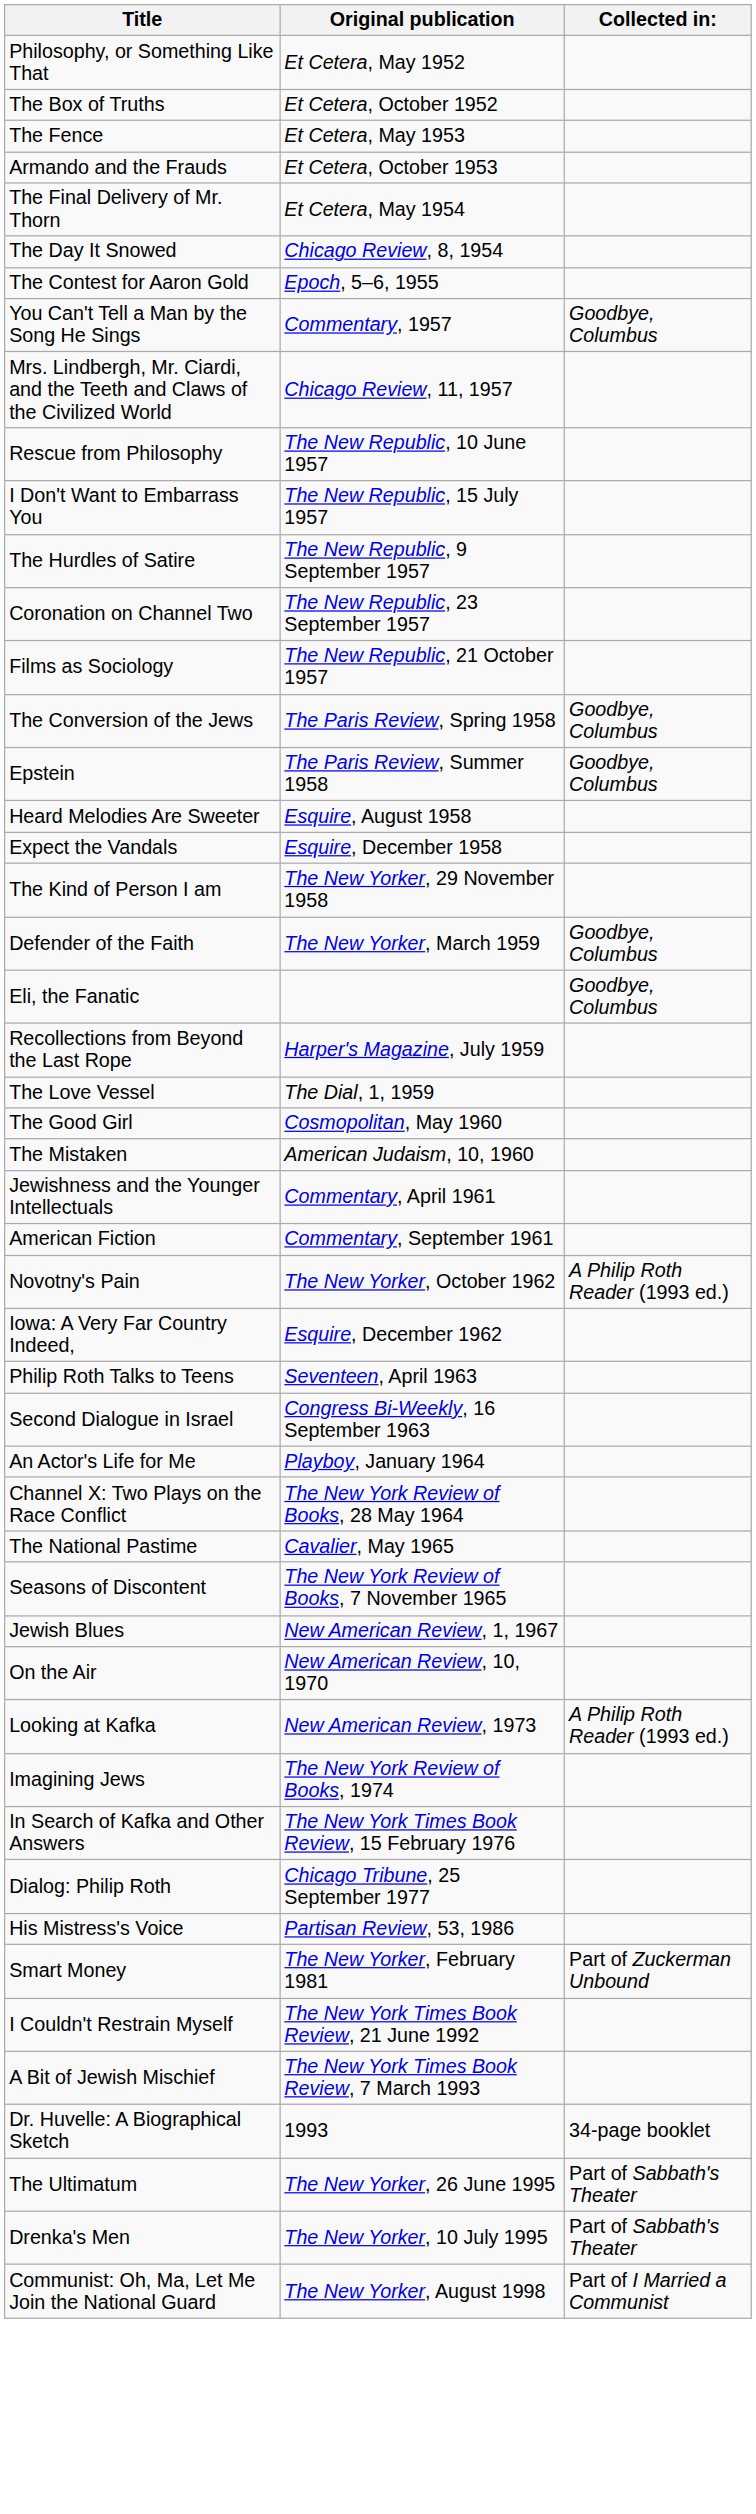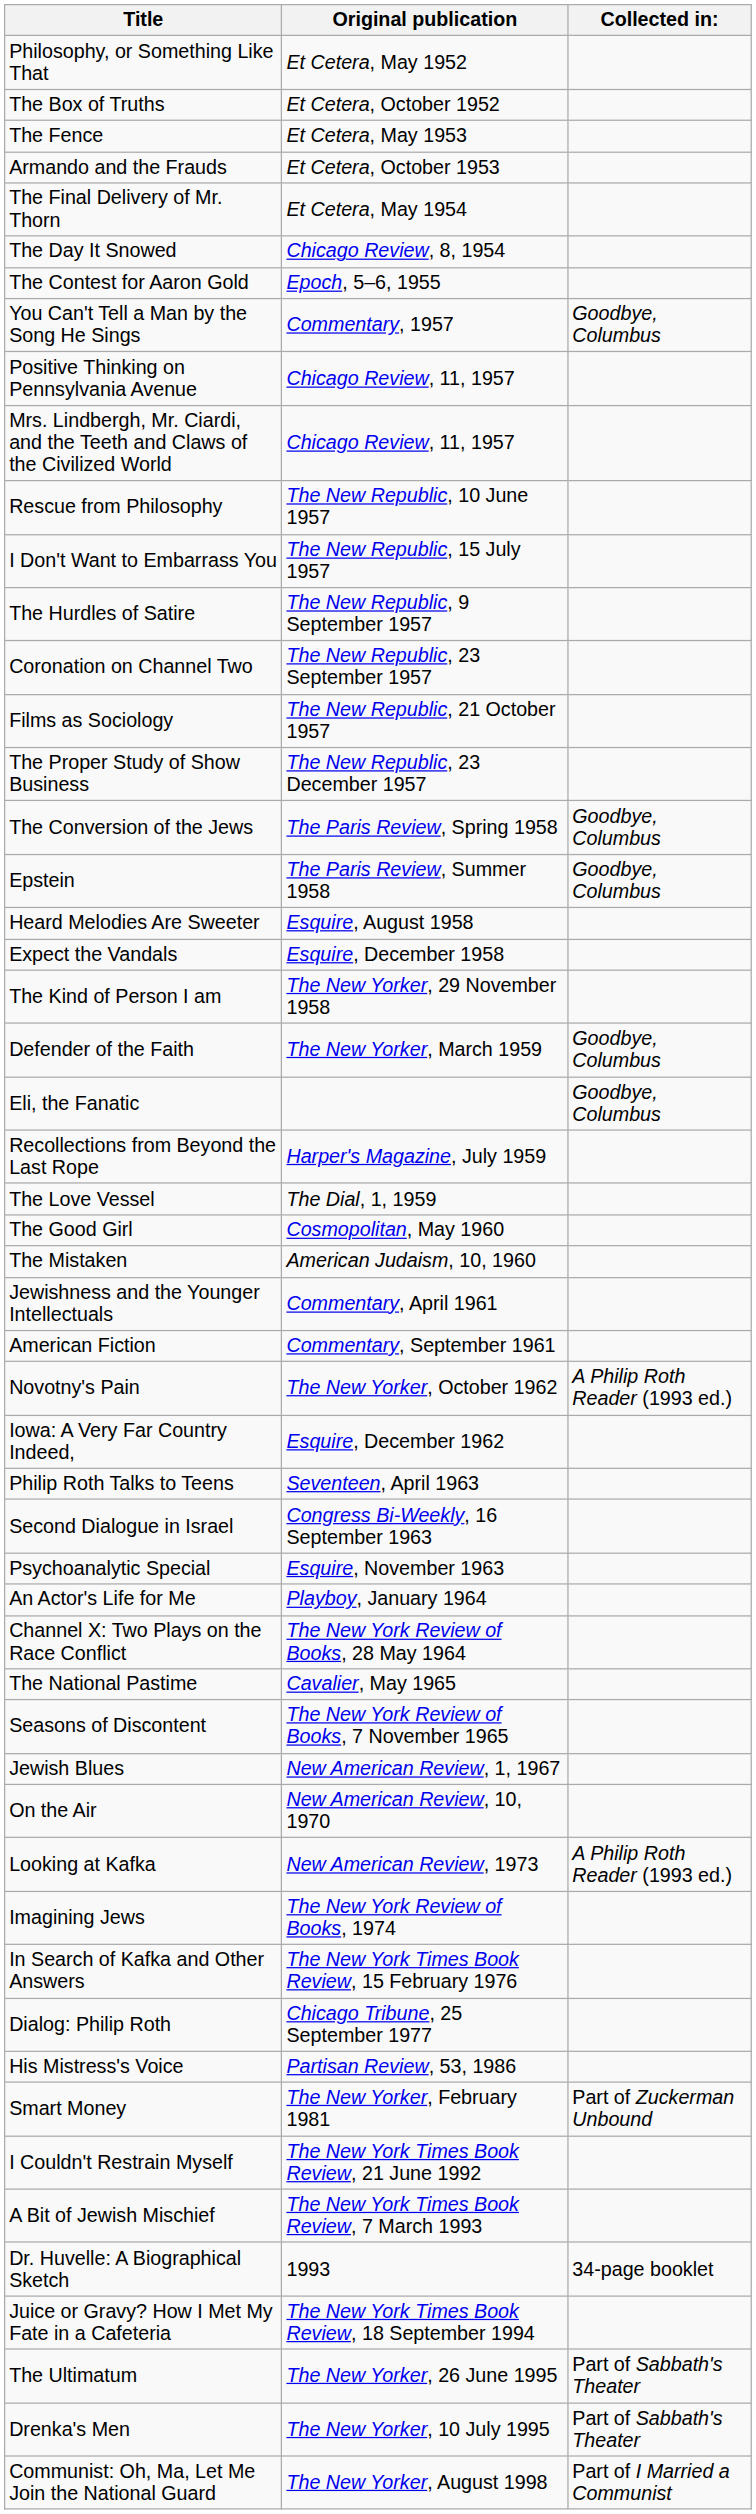+ row: (103, 378)
+ row: (125, 774)
+ row: (110, 1568)
+ row: (141, 2322)
